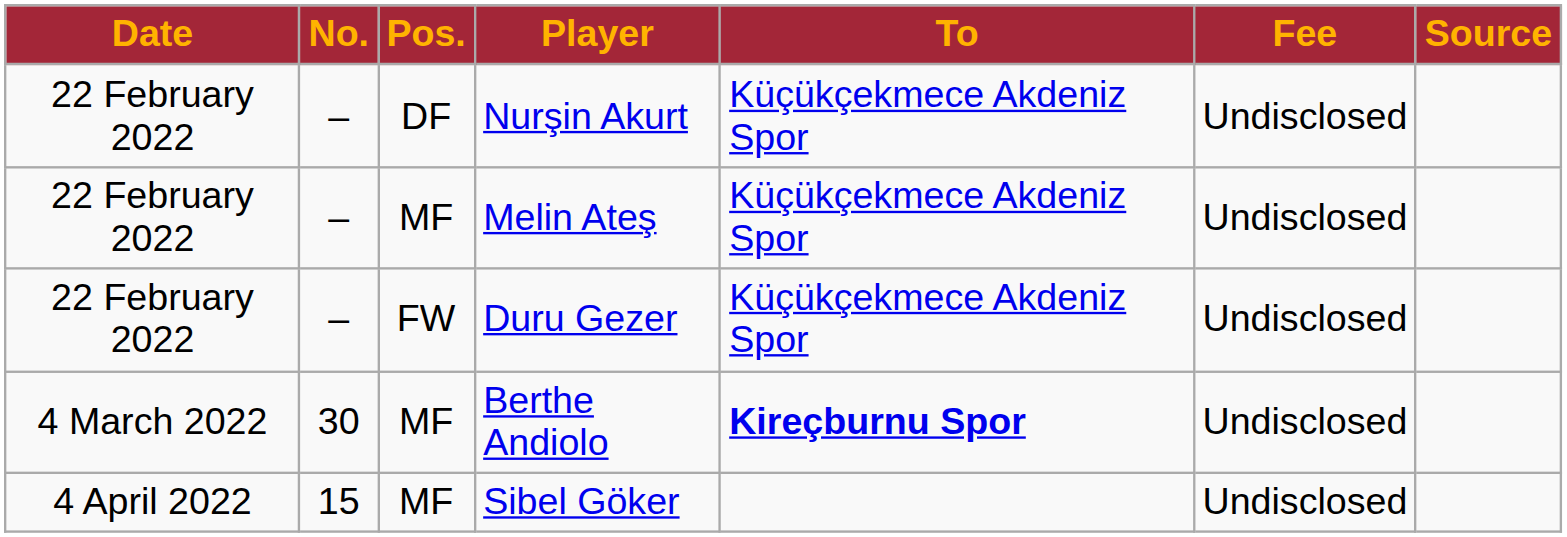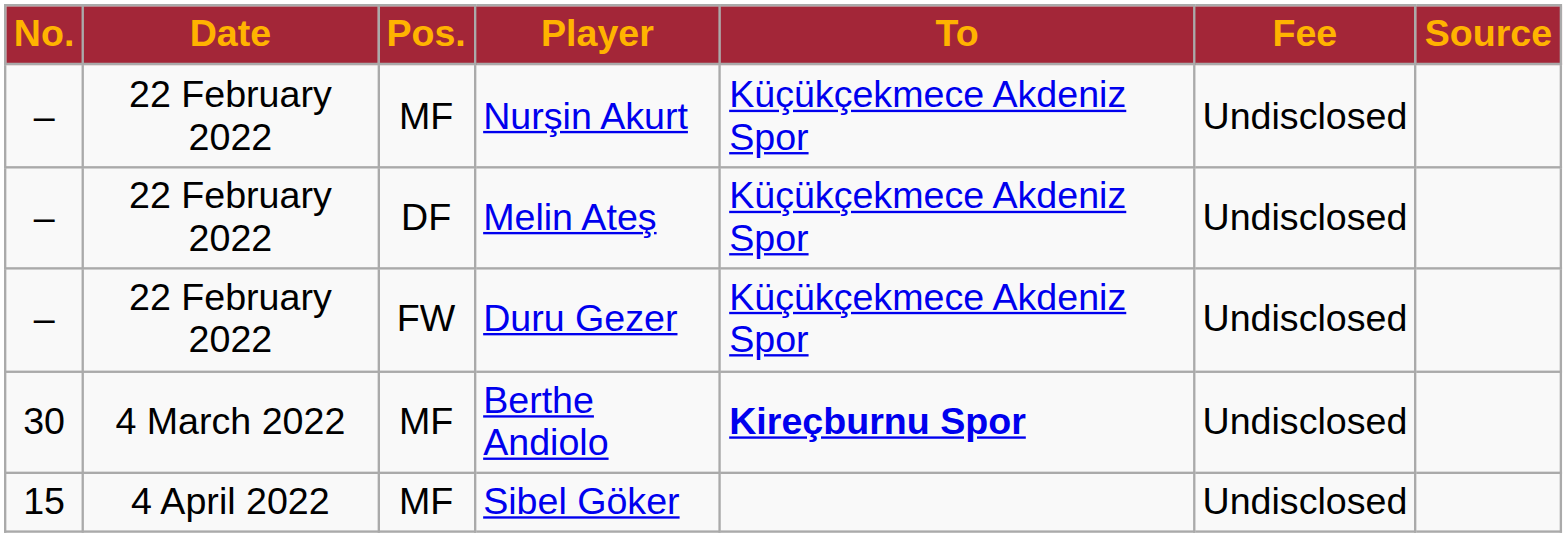columns swapped: (152, 34) <-> (339, 34)
(426, 115) DF -> (426, 115) MF
(426, 217) MF -> (426, 217) DF
